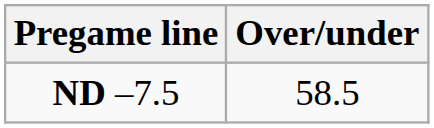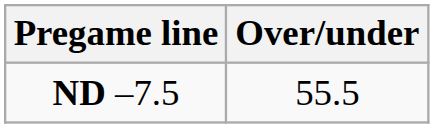(327, 92) 58.5 -> (327, 92) 55.5
